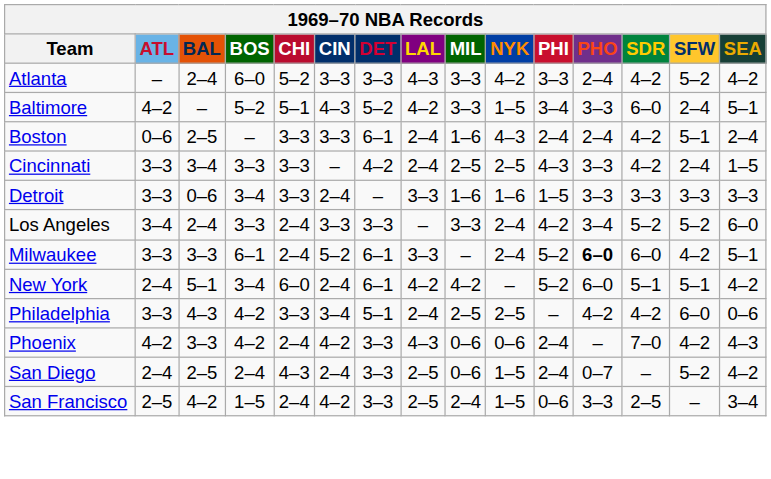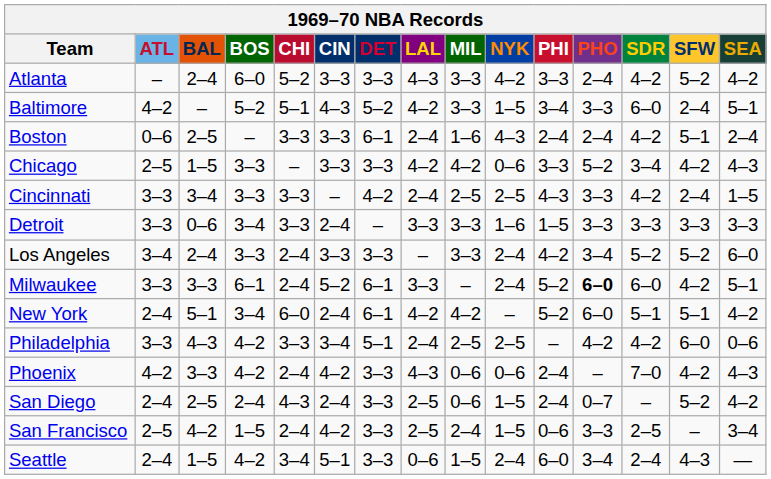+ row: (43, 166)
(466, 196) 1–6 -> (466, 225) 3–3
+ row: (38, 460)
